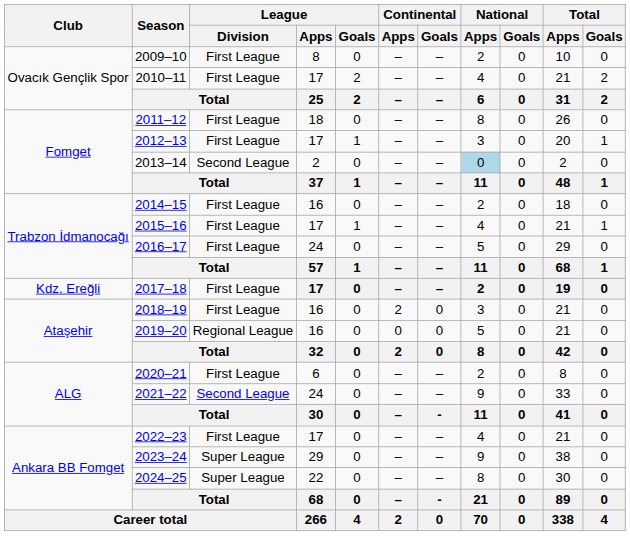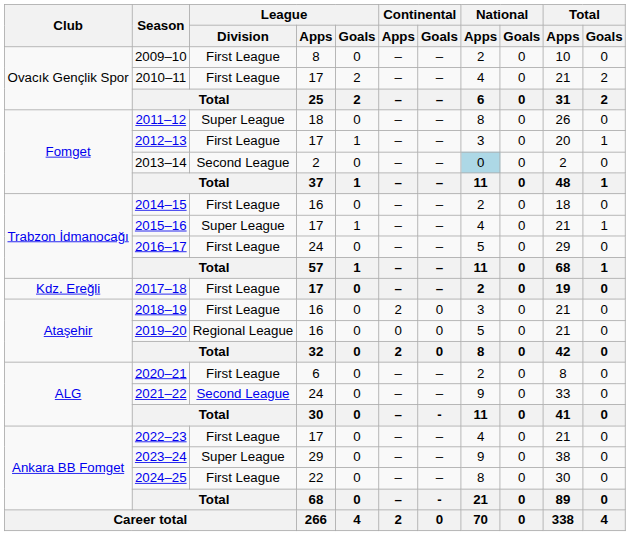(243, 120) First League -> (243, 120) Super League
(243, 225) First League -> (243, 225) Super League
(243, 478) Super League -> (243, 478) First League
